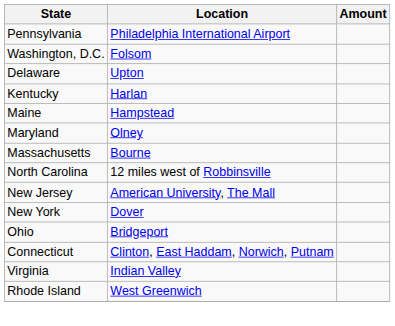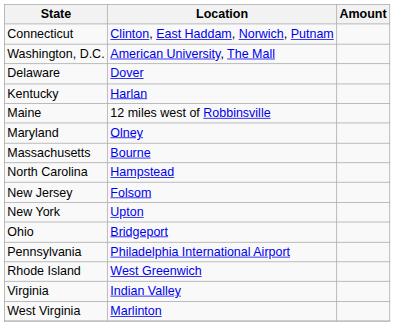rows swapped: (40, 251) <-> (44, 34)
(131, 53) Folsom -> (193, 53) American University, The Mall
(127, 73) Upton -> (127, 73) Dover
(142, 113) Hampstead -> (190, 113) 12 miles west of Robbinsville
(190, 172) 12 miles west of Robbinsville -> (142, 172) Hampstead
(193, 192) American University, The Mall -> (131, 192) Folsom
(127, 212) Dover -> (127, 212) Upton
rows swapped: (44, 291) <-> (28, 271)
+ row: (44, 311)
